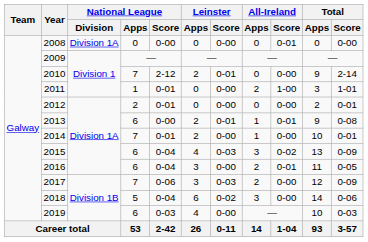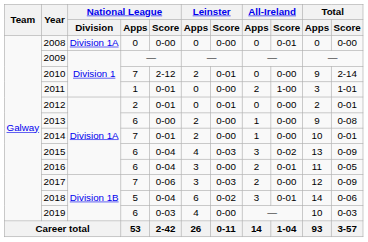(226, 105) 0-00 -> (226, 105) 0-01
(226, 120) 0-01 -> (226, 120) 0-00
(287, 120) 0-01 -> (287, 120) 0-00
(287, 197) 0-00 -> (287, 197) 0-01
